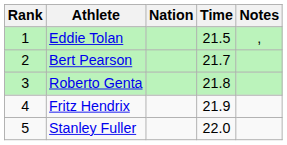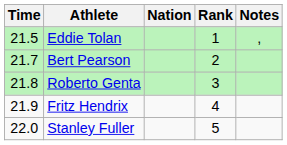columns swapped: (25, 15) <-> (216, 15)
